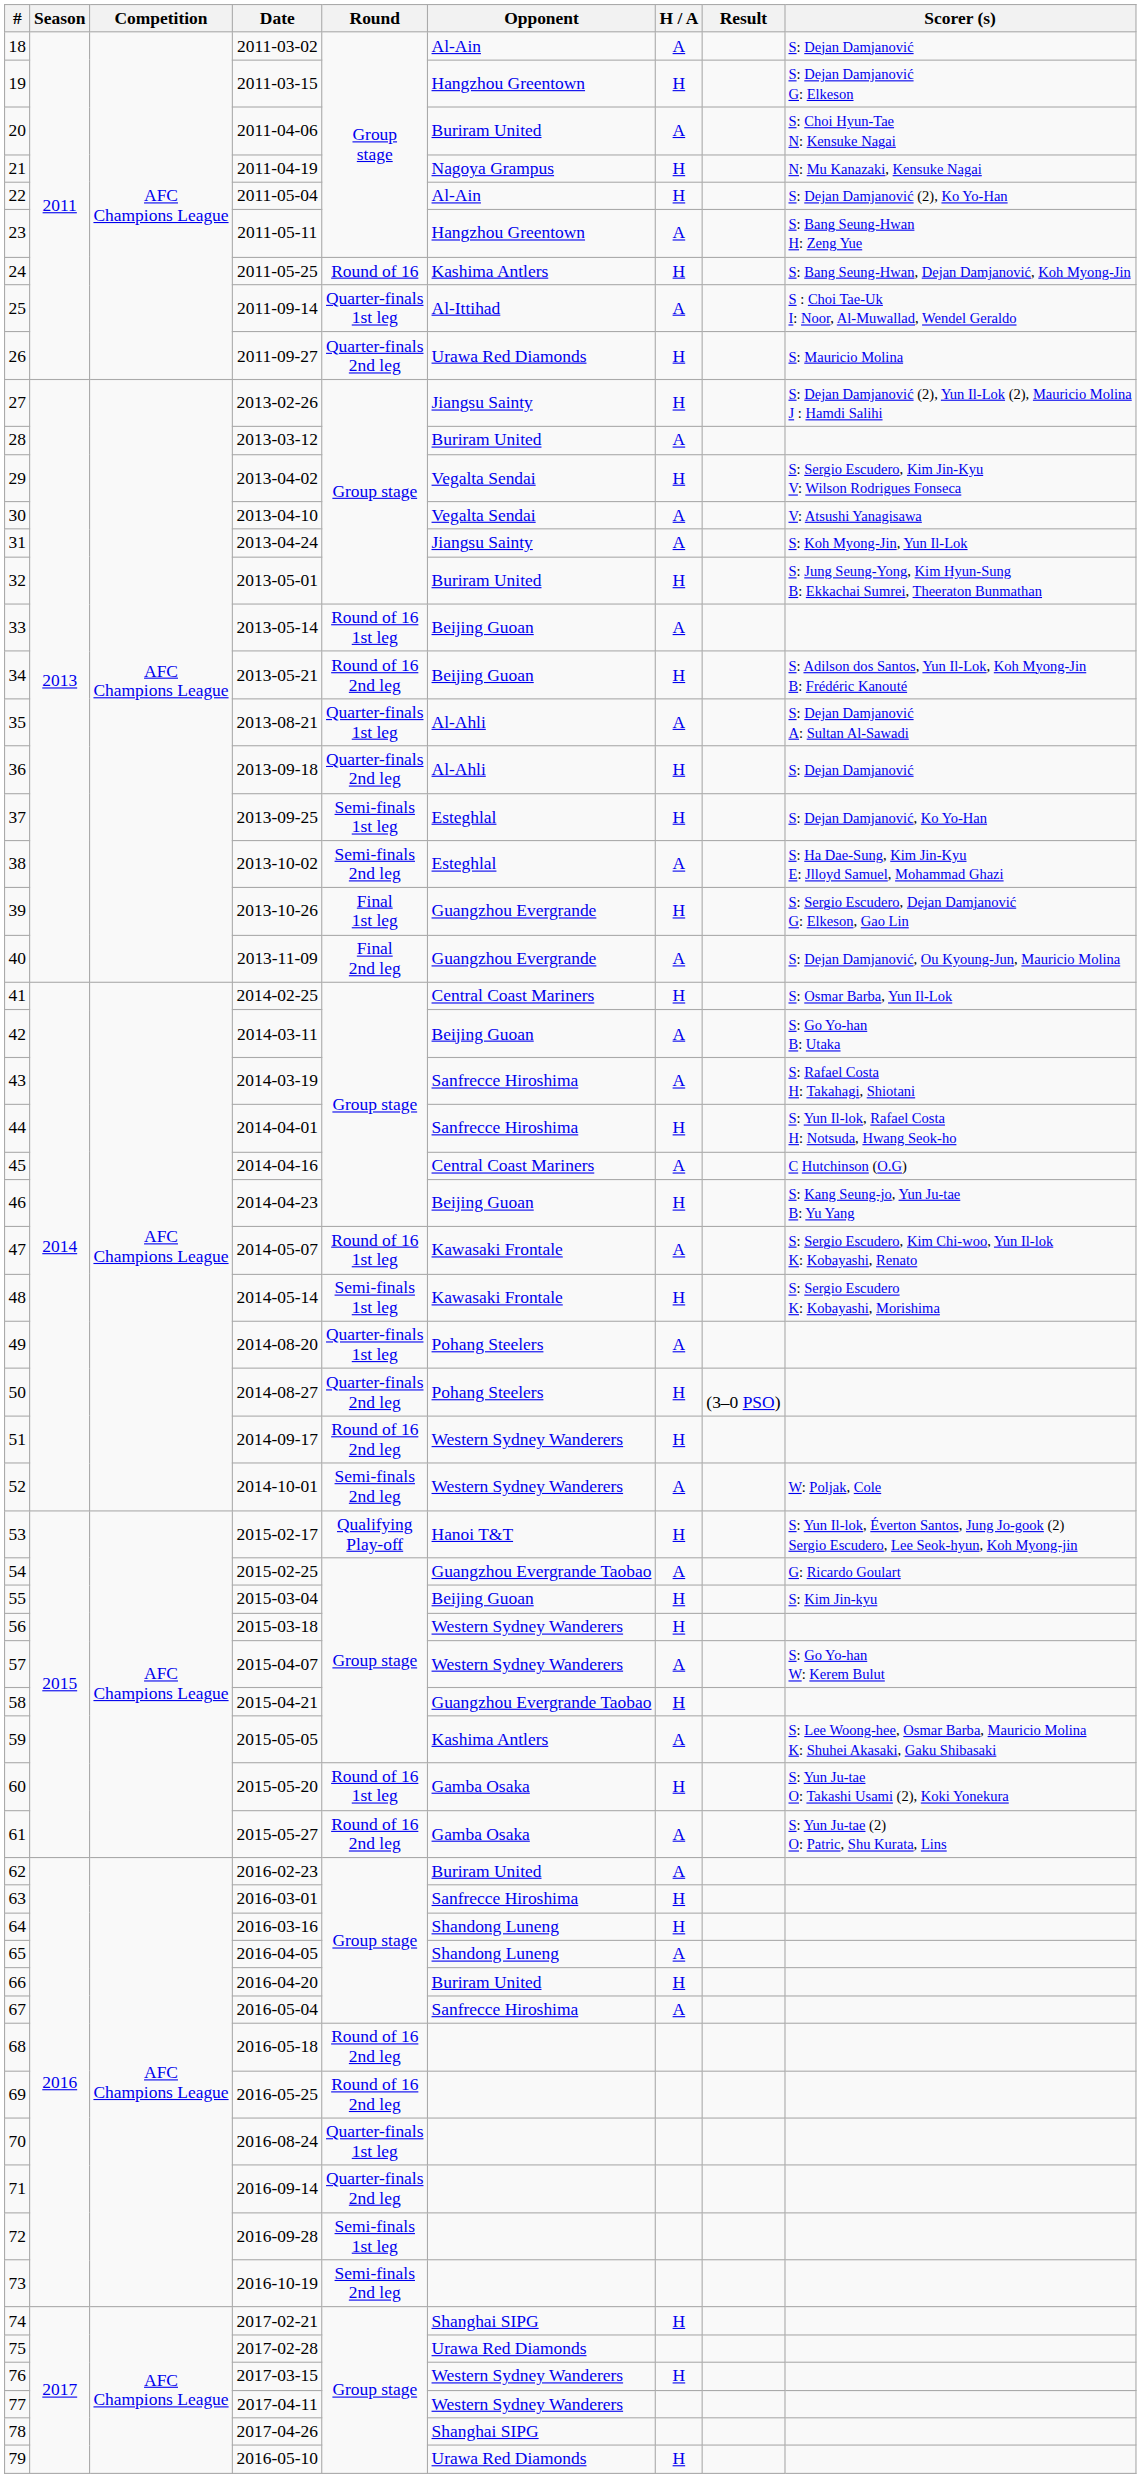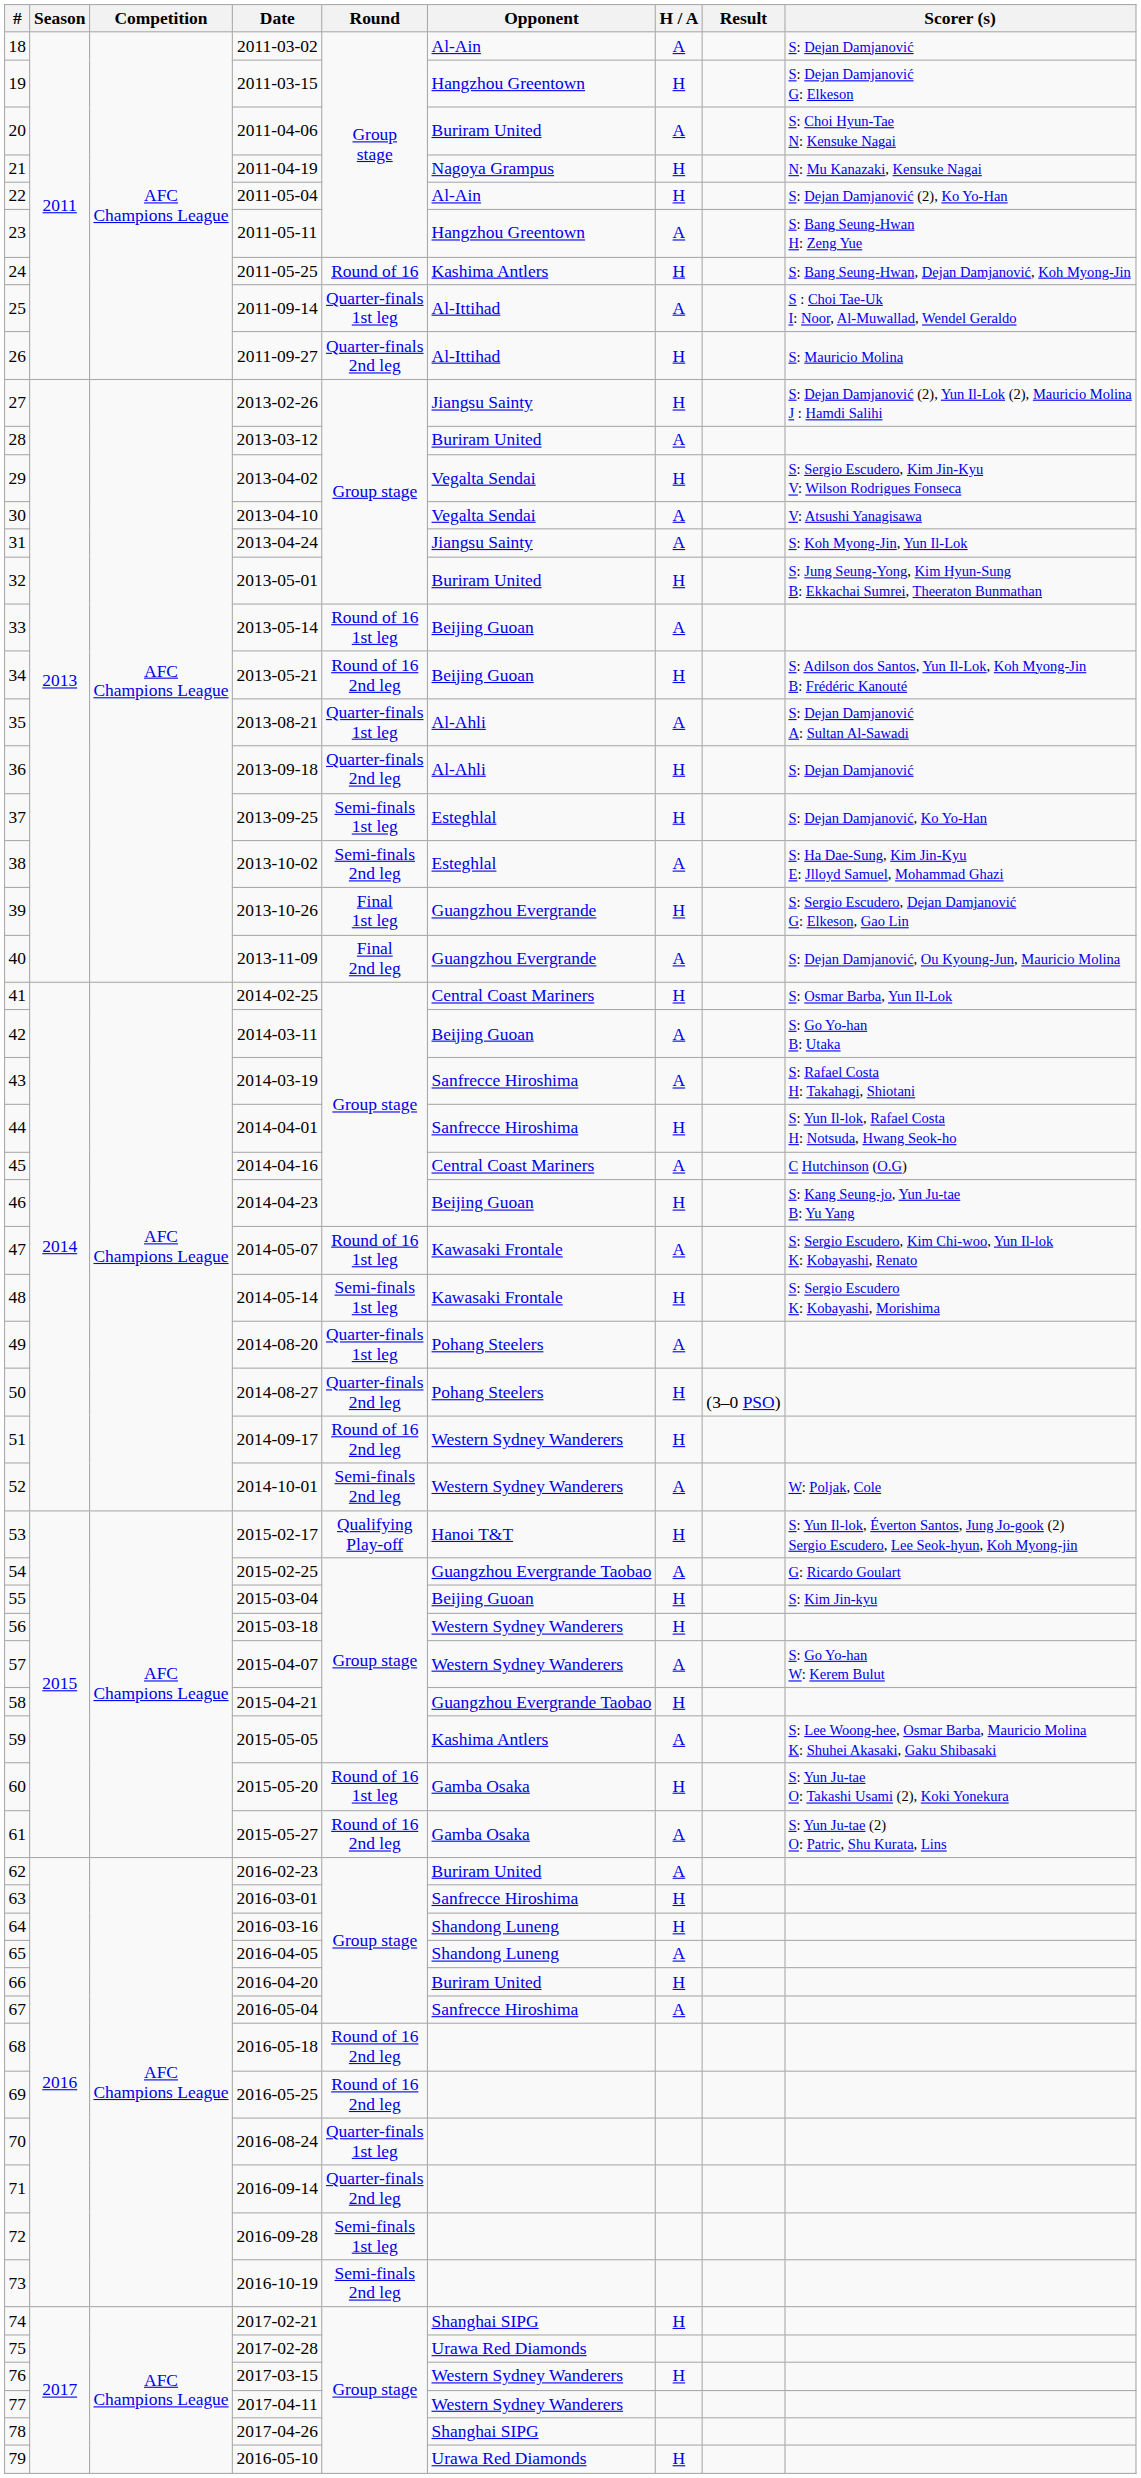(509, 355) Urawa Red Diamonds -> (466, 355) Al-Ittihad
